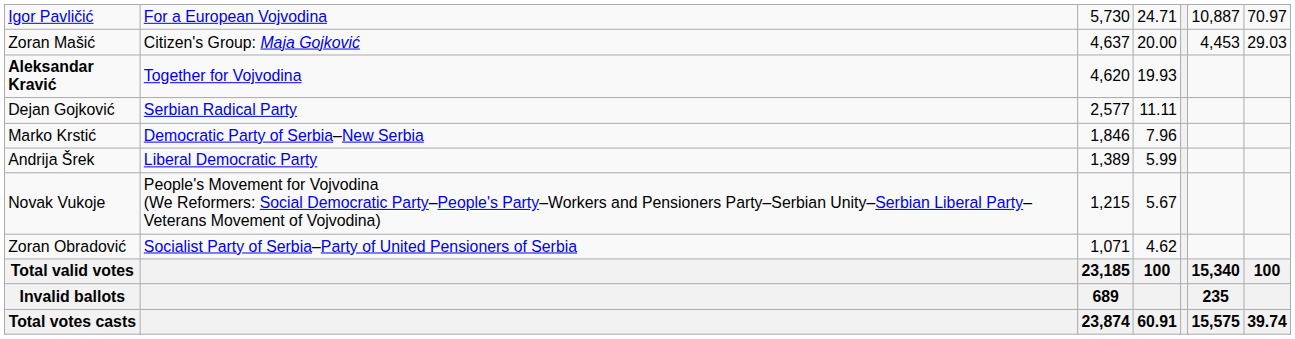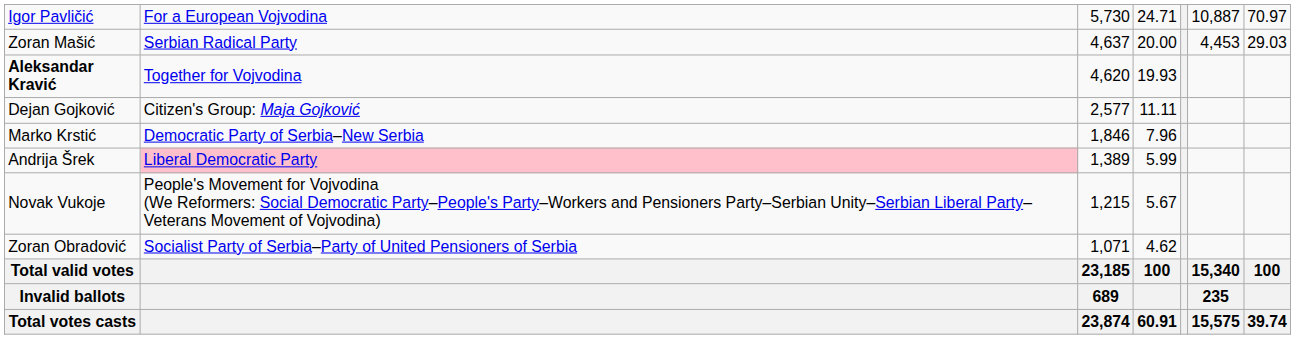(252, 42) Citizen's Group: Maja Gojković -> (220, 42) Serbian Radical Party
(220, 110) Serbian Radical Party -> (252, 110) Citizen's Group: Maja Gojković
(231, 160) no background -> (231, 160) pink background
